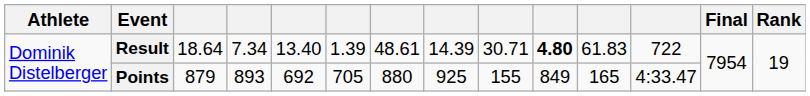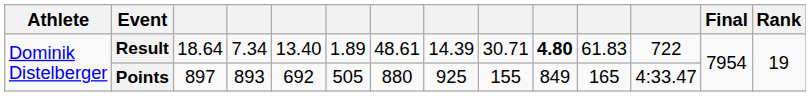(348, 48) 1.39 -> (348, 48) 1.89
(200, 77) 879 -> (200, 77) 897
(348, 77) 705 -> (348, 77) 505
